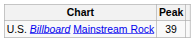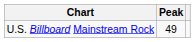(171, 29) 39 -> (171, 29) 49
